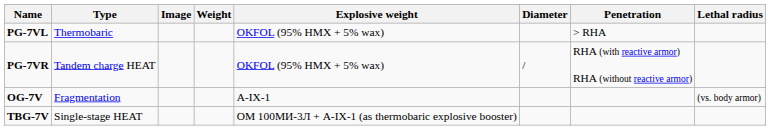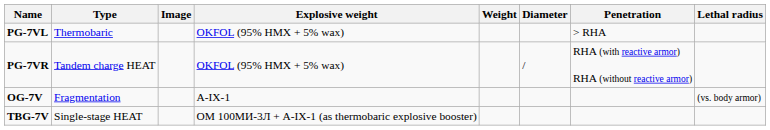columns swapped: (214, 14) <-> (377, 14)
